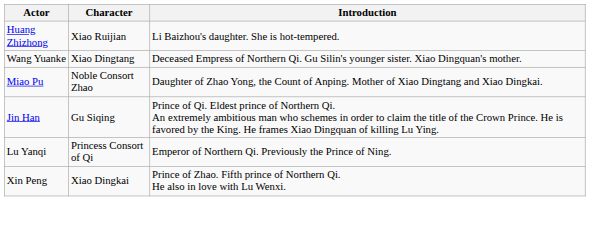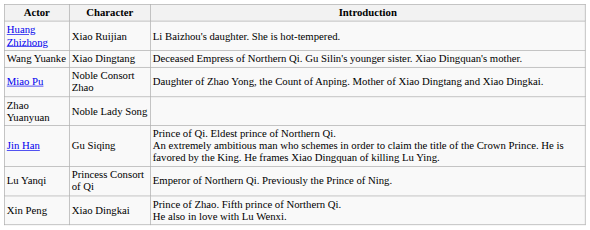+ row: (28, 111)
